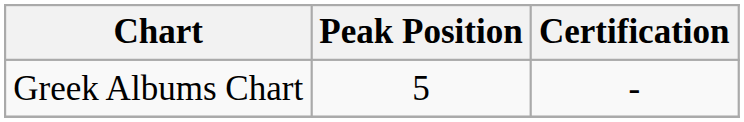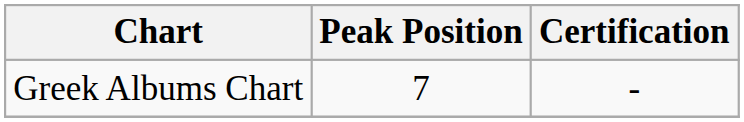(421, 87) 5 -> (421, 87) 7
